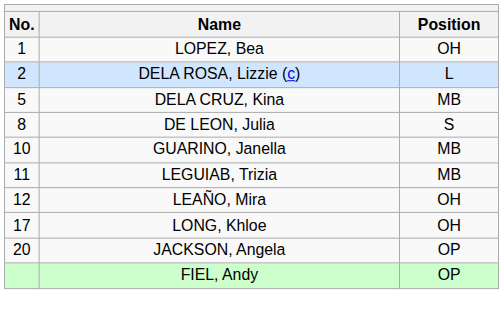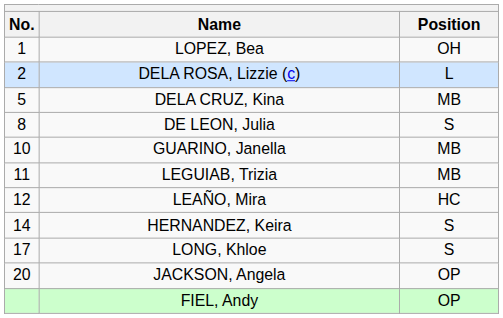(449, 200) OH -> (449, 200) HC
+ row: (219, 225)
(449, 225) OH -> (449, 250) S
